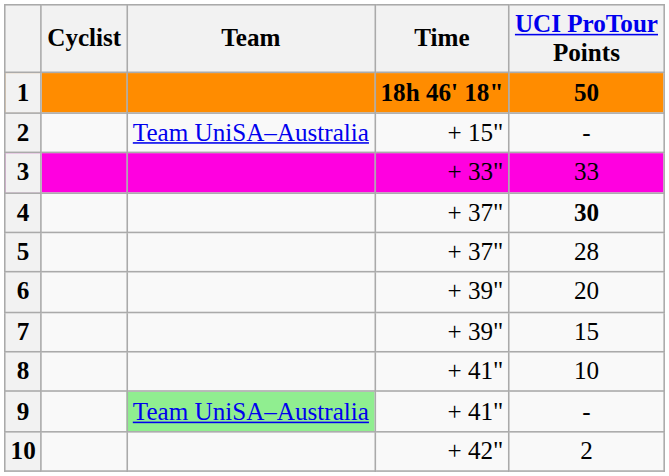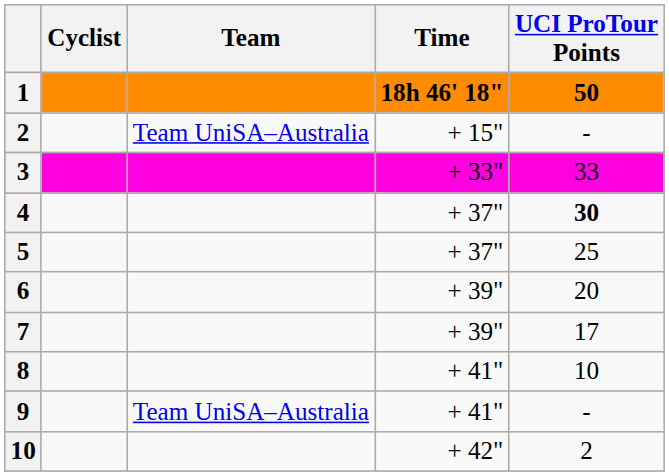(586, 251) 28 -> (586, 251) 25
(586, 331) 15 -> (586, 331) 17
(251, 411) lightgreen background -> (251, 411) no background
